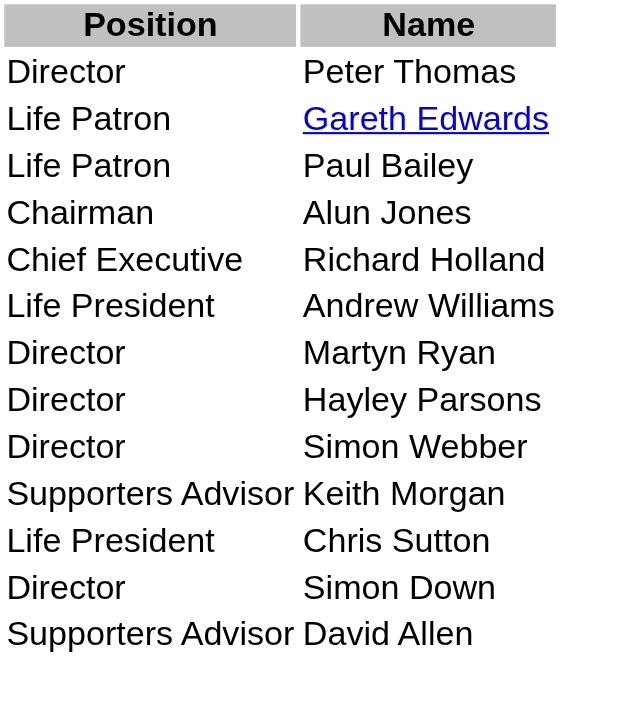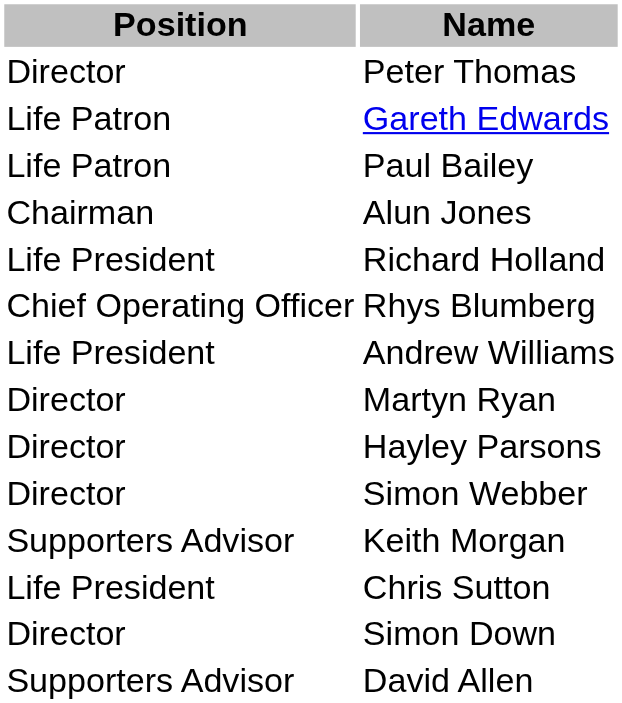(125, 259) Chief Executive -> (111, 259) Life President
+ row: (479, 306)
